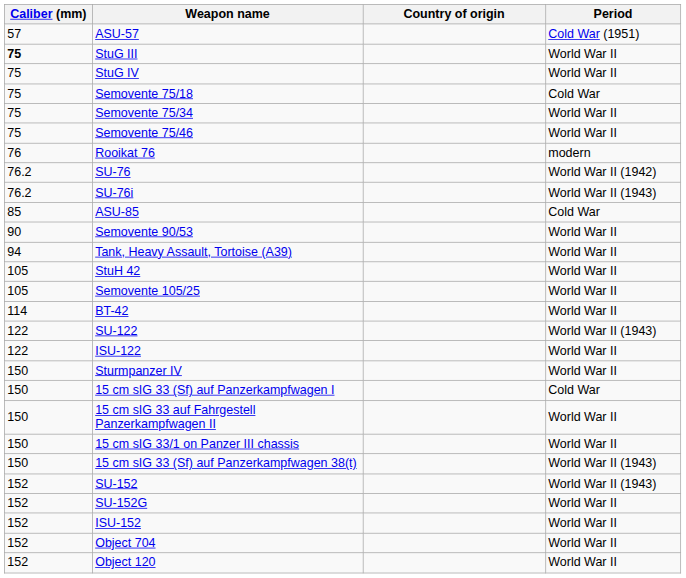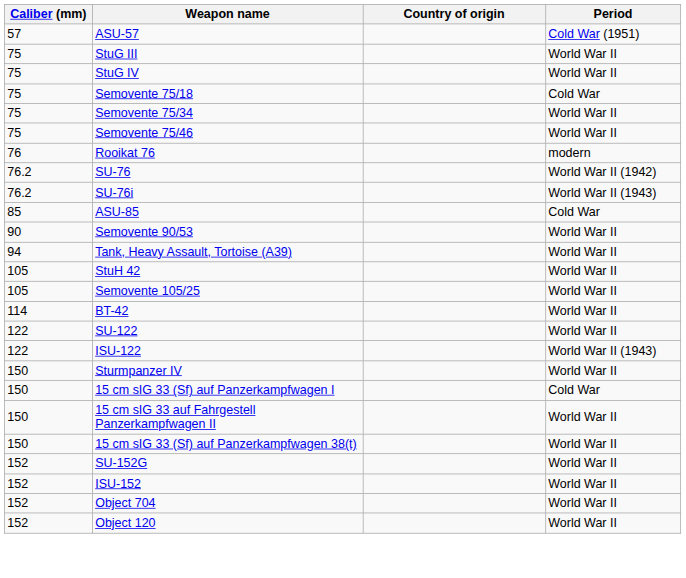(14, 53) bold -> (14, 53) normal
(602, 331) World War II (1943) -> (583, 331) World War II
(583, 350) World War II -> (602, 350) World War II (1943)
- row: (197, 444)
(602, 463) World War II (1943) -> (583, 444) World War II
- row: (116, 483)
